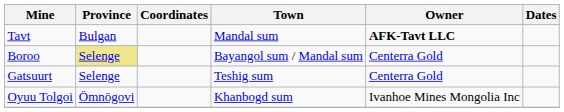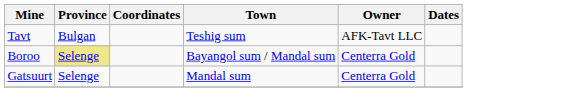(246, 35) Mandal sum -> (216, 35) Teshig sum
(412, 35) bold -> (382, 35) normal
(244, 76) Teshig sum -> (219, 76) Mandal sum
- row: (40, 96)
